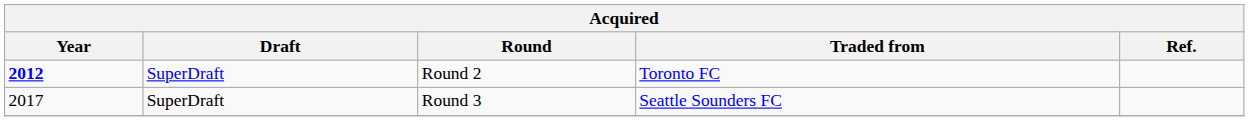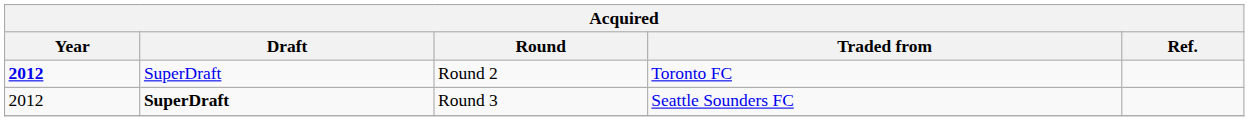(26, 101) 2017 -> (26, 101) 2012
(185, 101) normal -> (187, 101) bold
